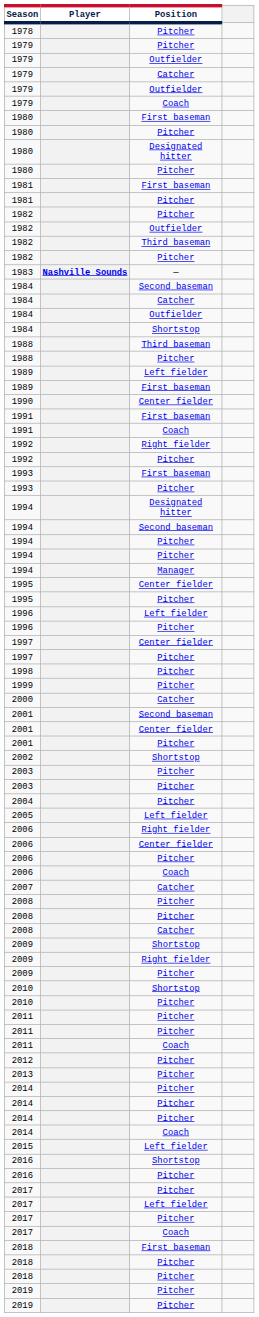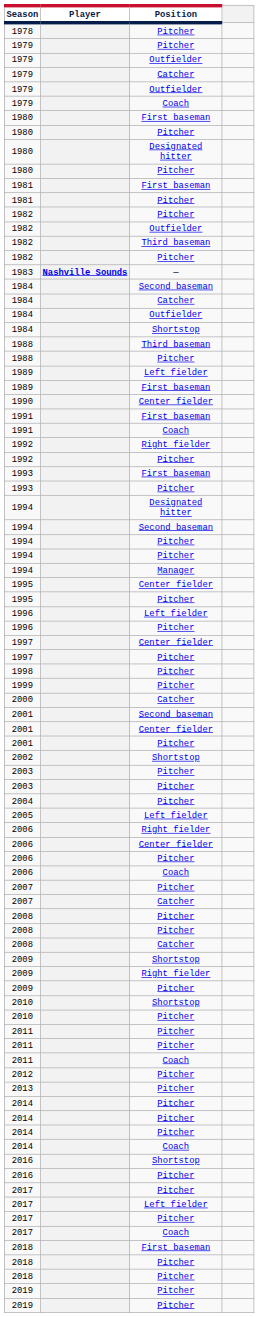+ row: (22, 887)
- row: (22, 1147)
